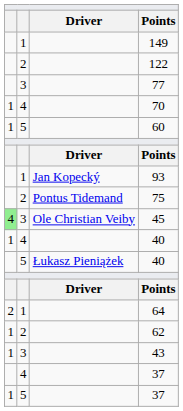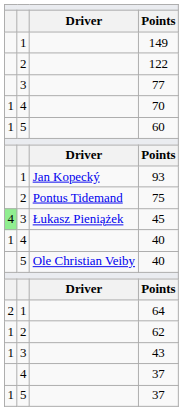(84, 218) Ole Christian Veiby -> (78, 218) Łukasz Pieniążek
(78, 261) Łukasz Pieniążek -> (84, 261) Ole Christian Veiby
